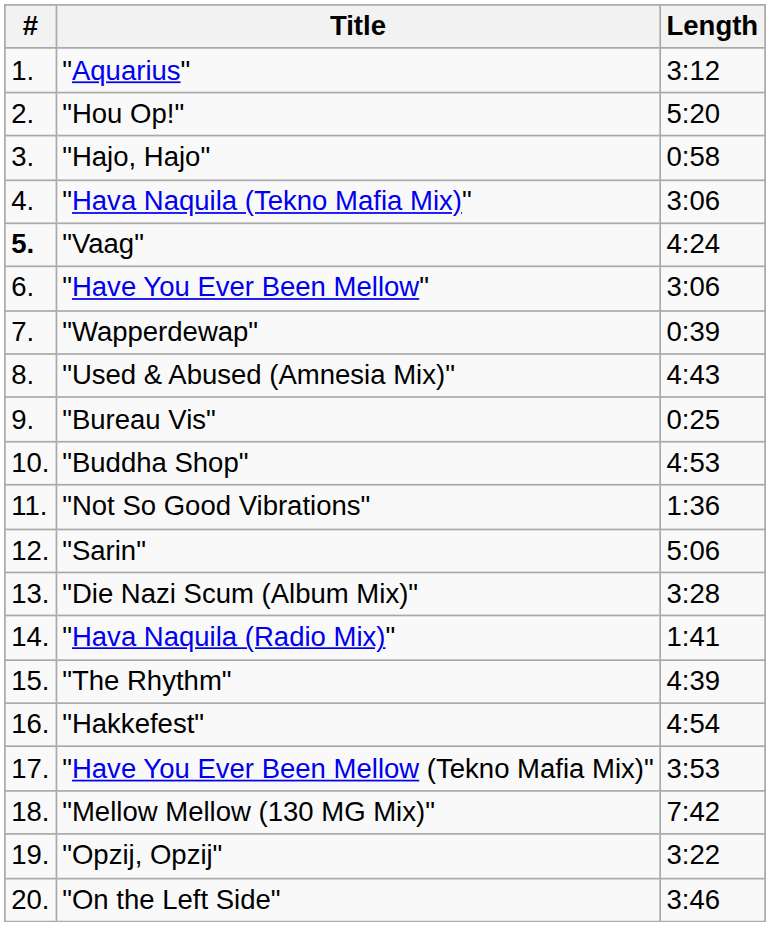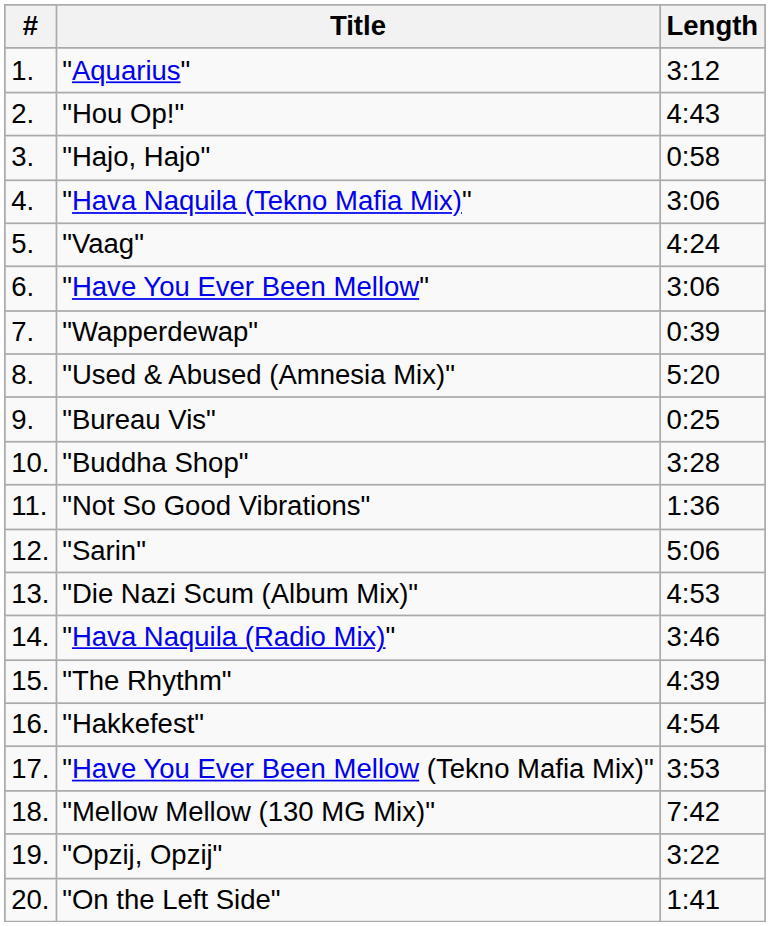(693, 113) 5:20 -> (693, 113) 4:43
(23, 244) bold -> (23, 244) normal
(693, 375) 4:43 -> (693, 375) 5:20
(693, 462) 4:53 -> (693, 462) 3:28
(693, 593) 3:28 -> (693, 593) 4:53
(693, 637) 1:41 -> (693, 637) 3:46
(693, 899) 3:46 -> (693, 899) 1:41
